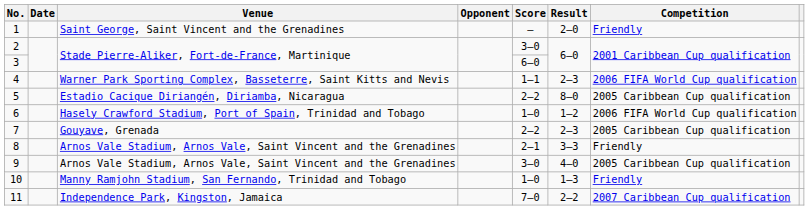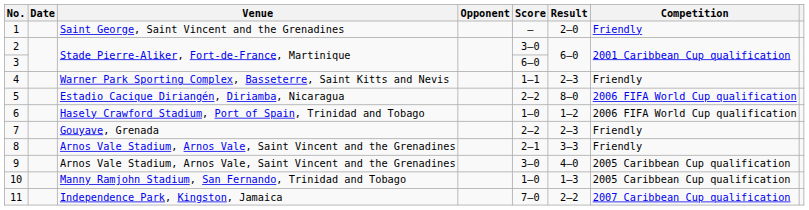(695, 80) 2006 FIFA World Cup qualification -> (617, 80) Friendly
(692, 96) 2005 Caribbean Cup qualification -> (695, 96) 2006 FIFA World Cup qualification
(692, 130) 2005 Caribbean Cup qualification -> (617, 130) Friendly
(617, 180) Friendly -> (692, 180) 2005 Caribbean Cup qualification
